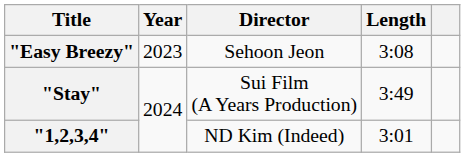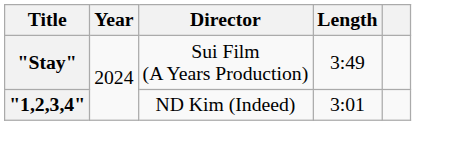- row: (72, 51)
